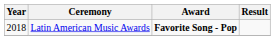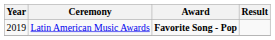(16, 27) 2018 -> (16, 27) 2019
